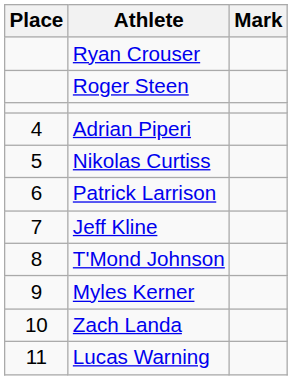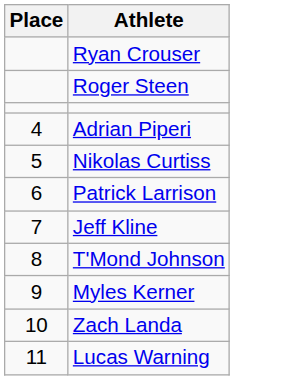- column: (258, 20)
